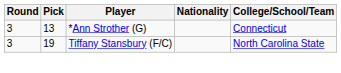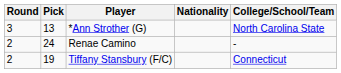(260, 28) Connecticut -> (279, 28) North Carolina State
+ row: (102, 44)
(9, 44) 3 -> (9, 60) 2
(279, 44) North Carolina State -> (260, 60) Connecticut
